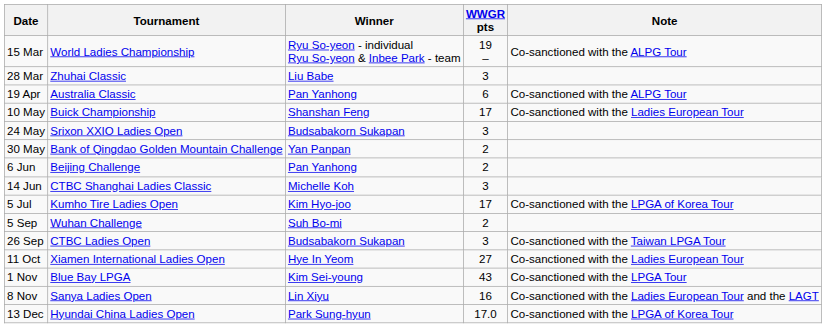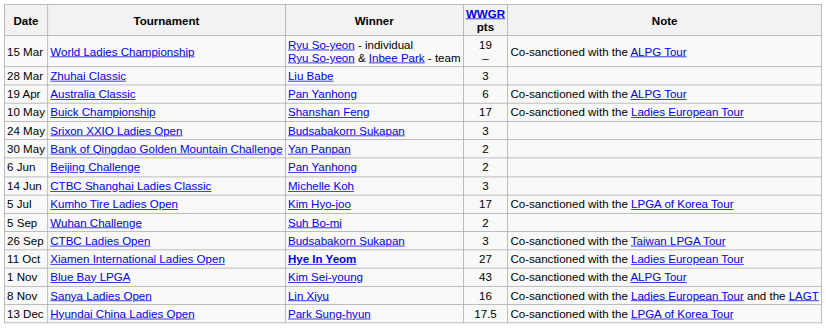(321, 259) normal -> (322, 259) bold
(599, 277) Co-sanctioned with the LPGA Tour -> (599, 277) Co-sanctioned with the ALPG Tour
(485, 314) 17.0 -> (485, 314) 17.5
